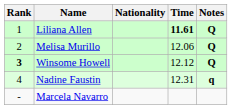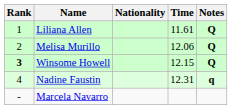(182, 29) bold -> (182, 29) normal
(182, 63) 12.12 -> (182, 63) 12.15
